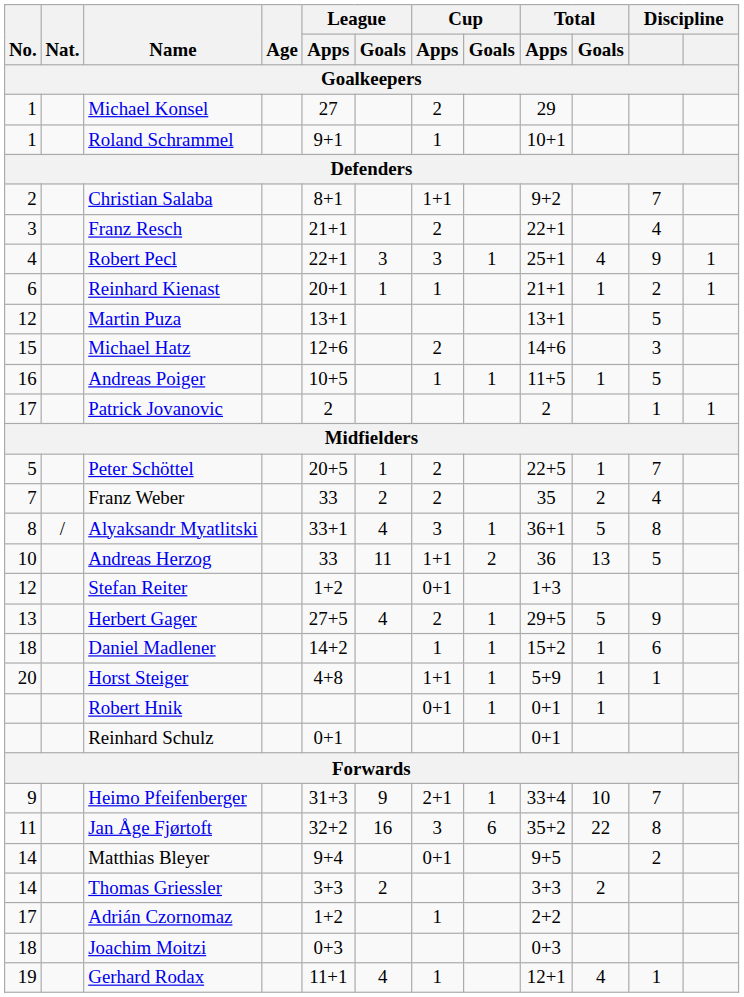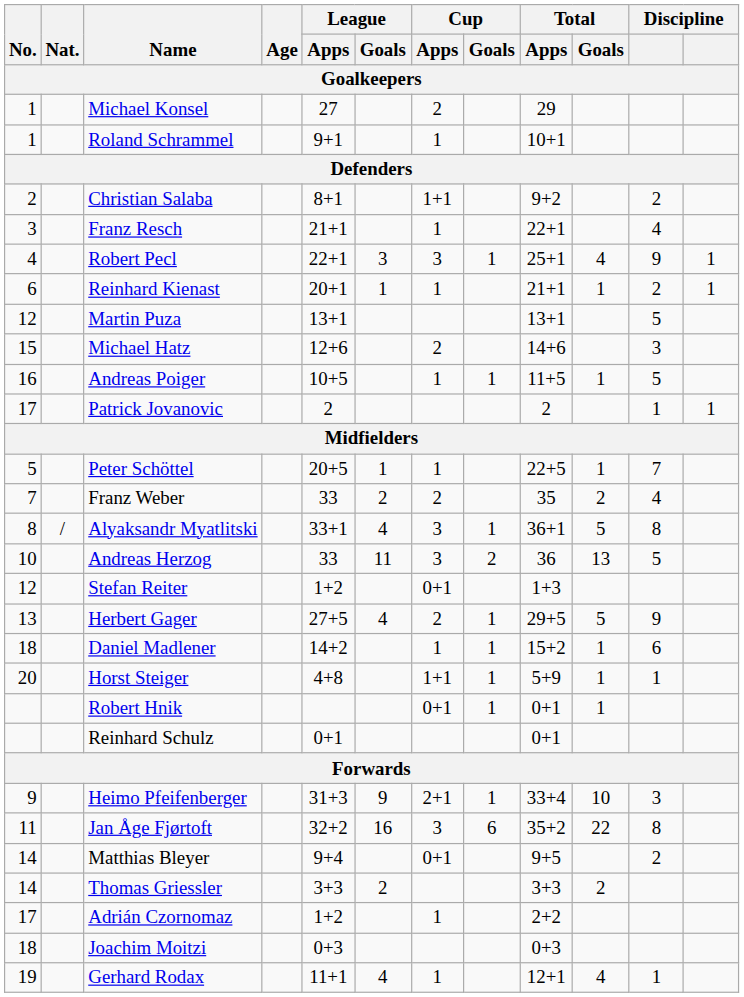(656, 199) 7 -> (656, 199) 2
(437, 229) 2 -> (437, 229) 1
(437, 468) 2 -> (437, 468) 1
(437, 558) 1+1 -> (437, 558) 3
(656, 797) 7 -> (656, 797) 3
